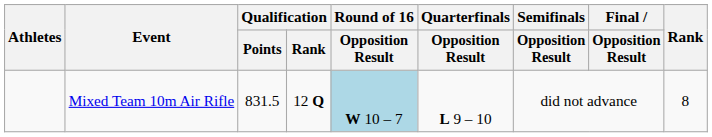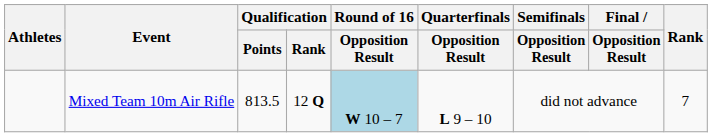(262, 101) 831.5 -> (262, 101) 813.5
(685, 101) 8 -> (685, 101) 7
